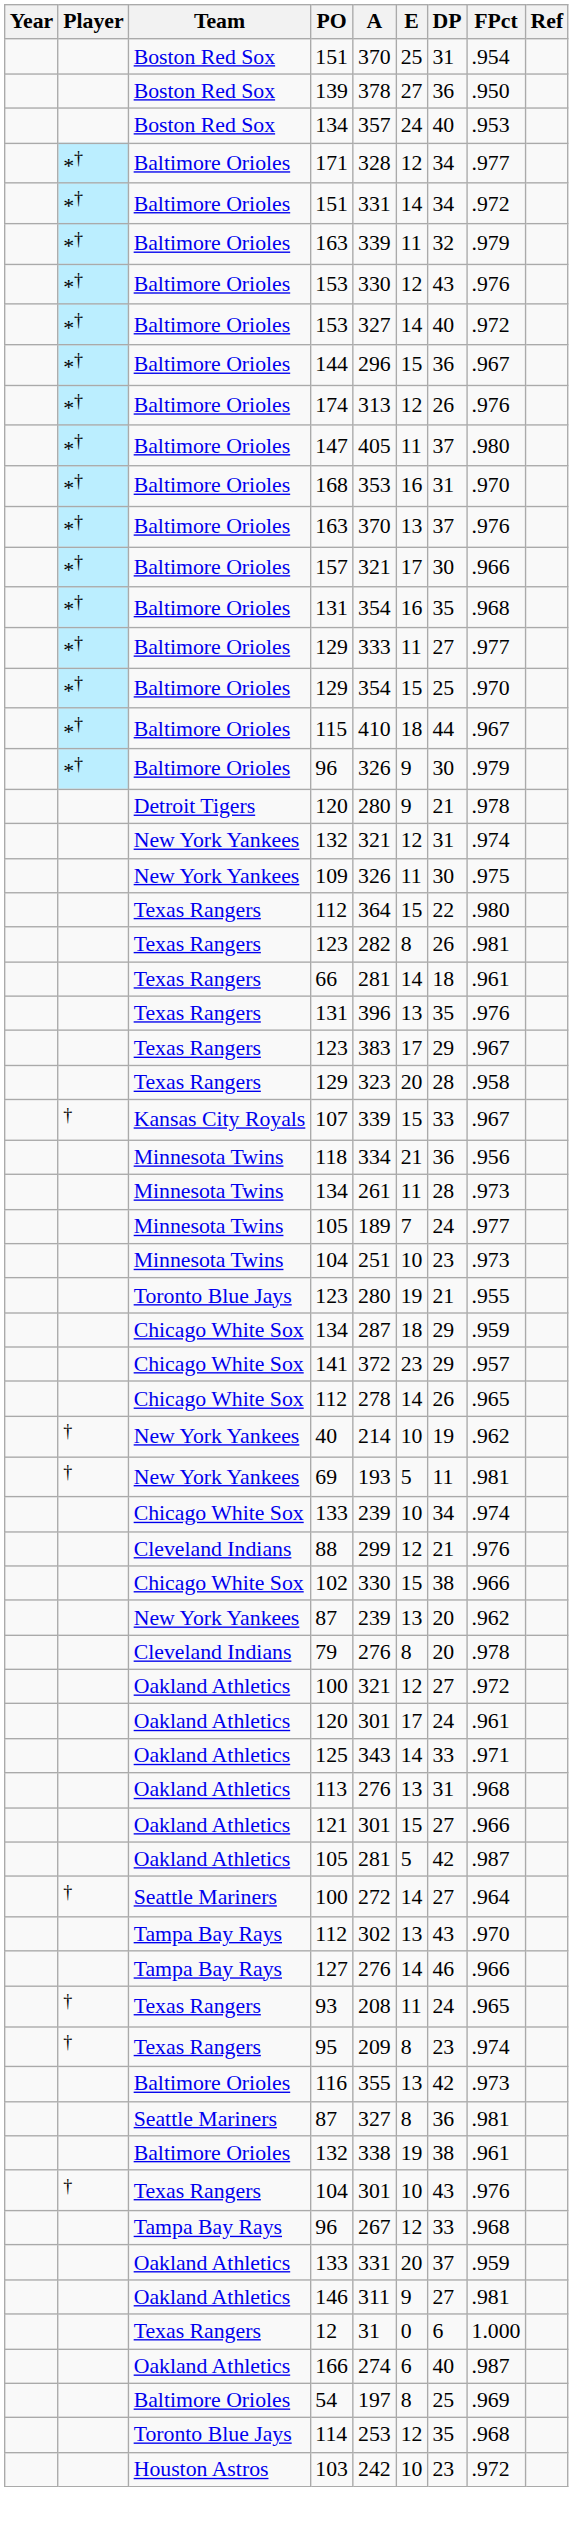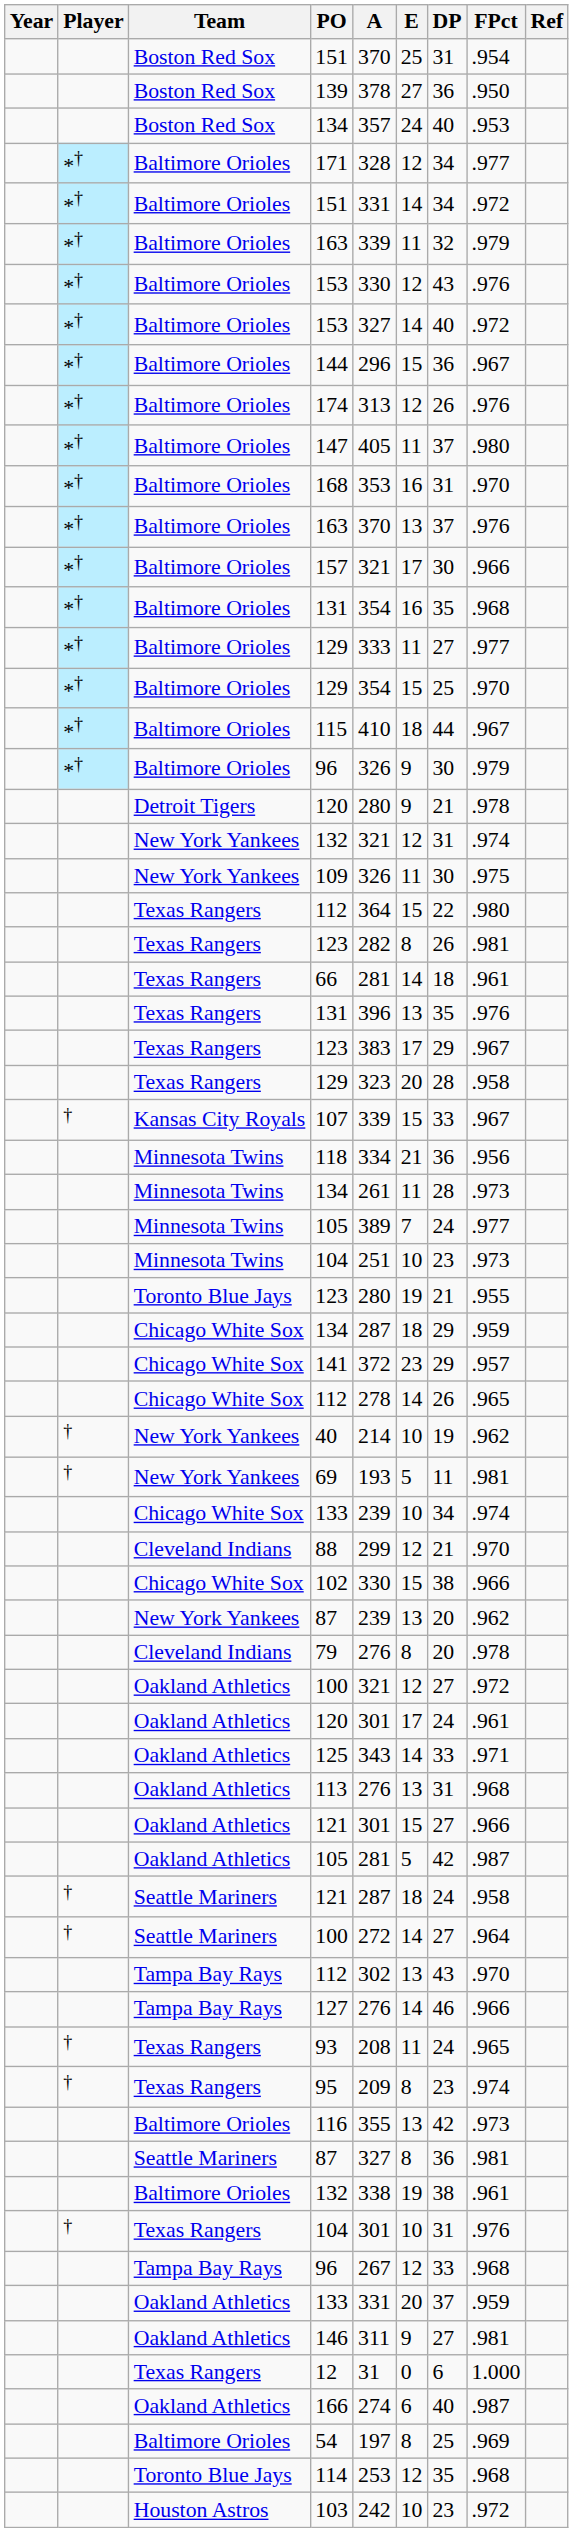(374, 1226) 189 -> (374, 1226) 389
(491, 1548) .976 -> (491, 1548) .970
+ row: (205, 1896)
(443, 2190) 43 -> (443, 2230) 31
